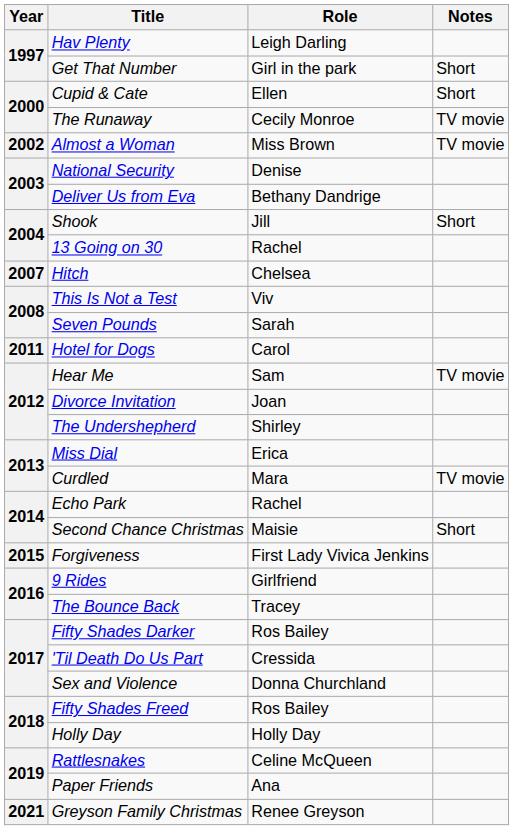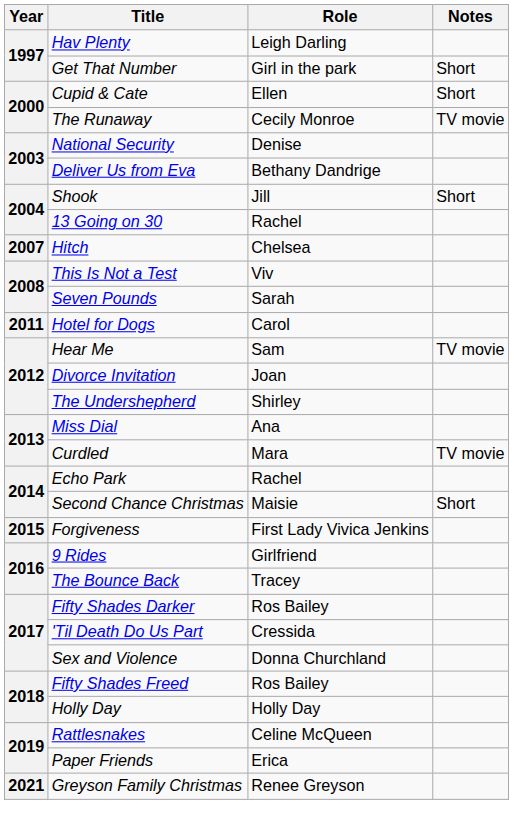- row: (113, 145)
(270, 453) Erica -> (266, 427) Ana
(266, 786) Ana -> (270, 760) Erica
